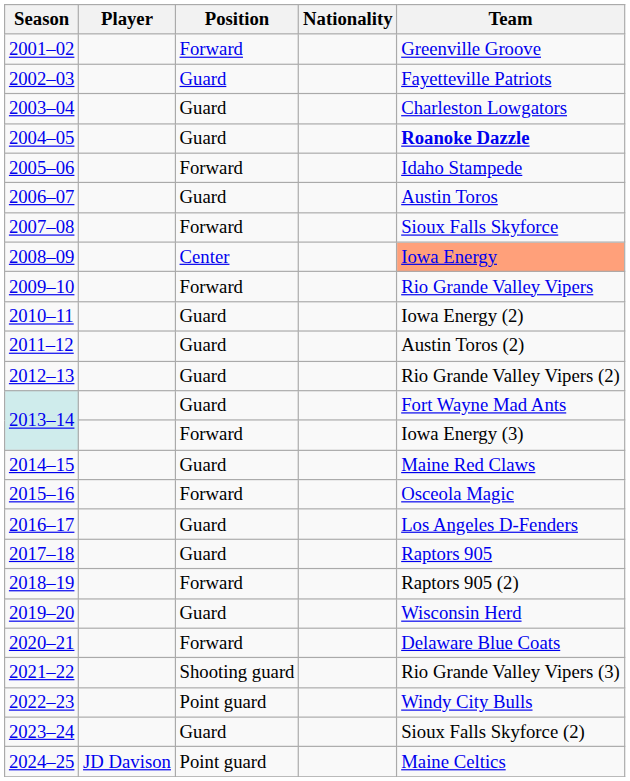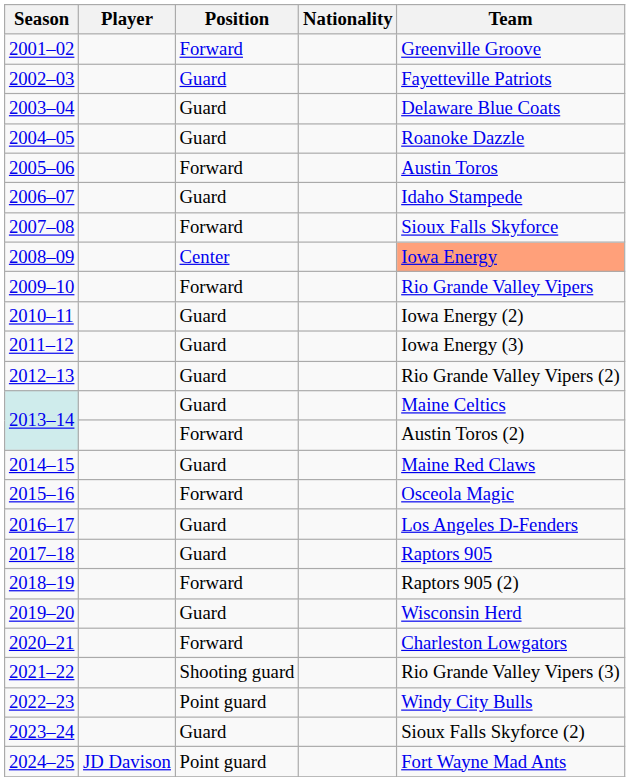(484, 108) Charleston Lowgators -> (481, 108) Delaware Blue Coats
(465, 138) bold -> (463, 138) normal
(462, 167) Idaho Stampede -> (449, 167) Austin Toros
(449, 197) Austin Toros -> (462, 197) Idaho Stampede
(463, 345) Austin Toros (2) -> (462, 345) Iowa Energy (3)
(484, 405) Fort Wayne Mad Ants -> (453, 405) Maine Celtics
(462, 434) Iowa Energy (3) -> (463, 434) Austin Toros (2)
(481, 642) Delaware Blue Coats -> (484, 642) Charleston Lowgators
(453, 761) Maine Celtics -> (484, 761) Fort Wayne Mad Ants
